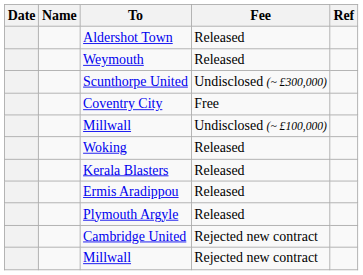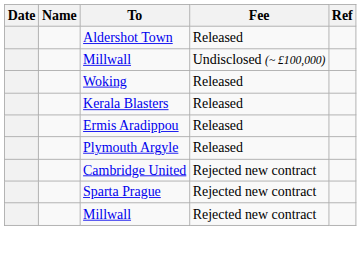- row: (113, 59)
- row: (135, 81)
- row: (123, 103)
+ row: (122, 192)
